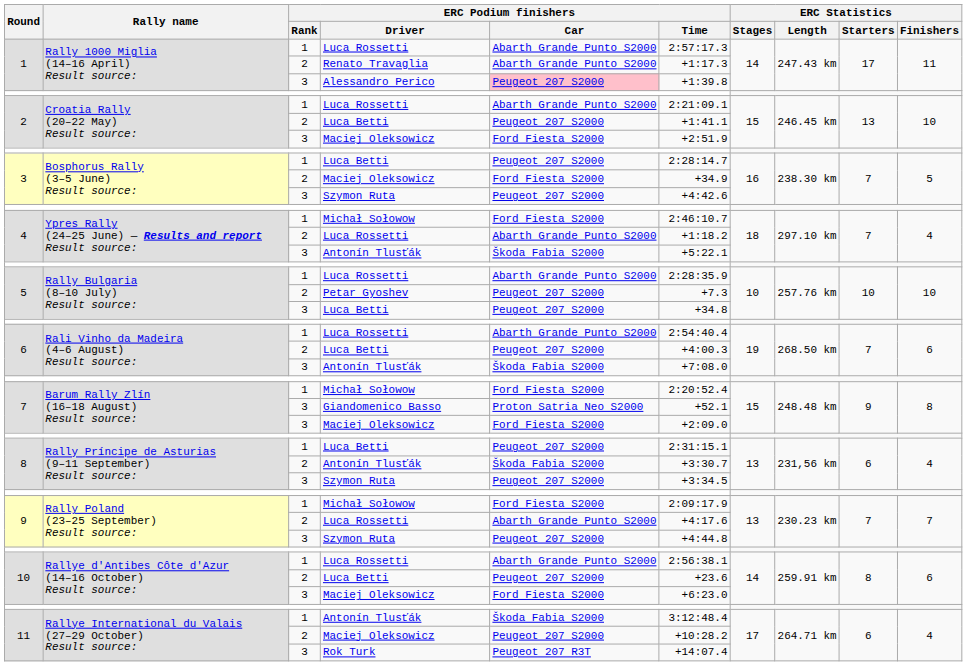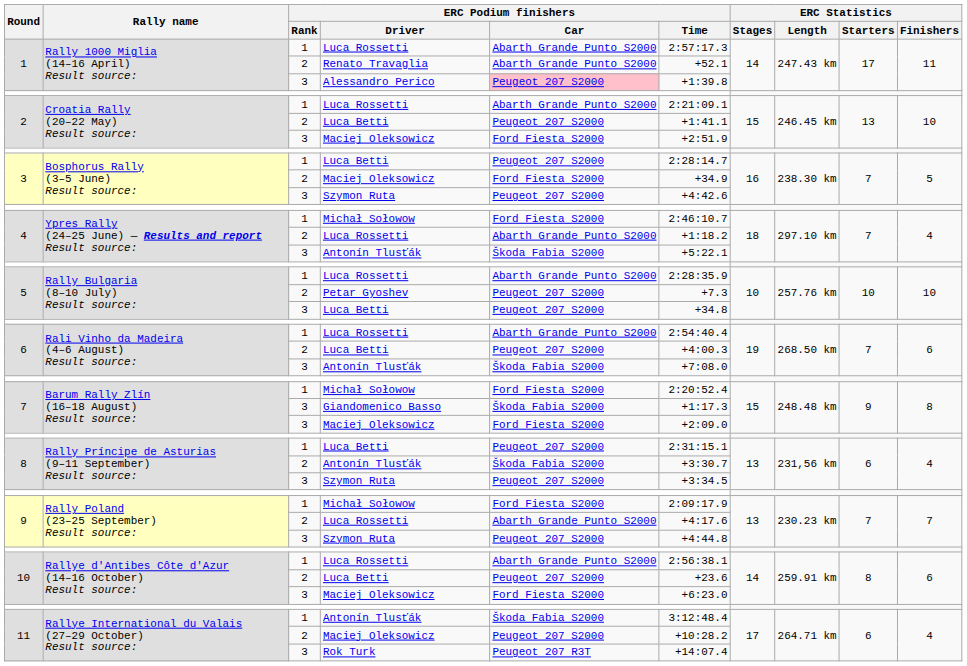(705, 65) +1:17.3 -> (711, 65) +52.1
(568, 407) Proton Satria Neo S2000 -> (548, 407) Škoda Fabia S2000
(711, 407) +52.1 -> (705, 407) +1:17.3
